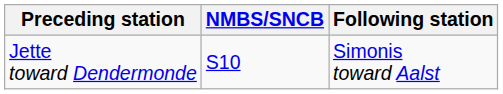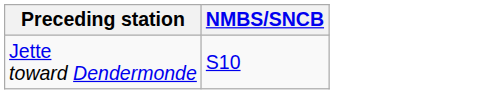- column: (413, 19)
